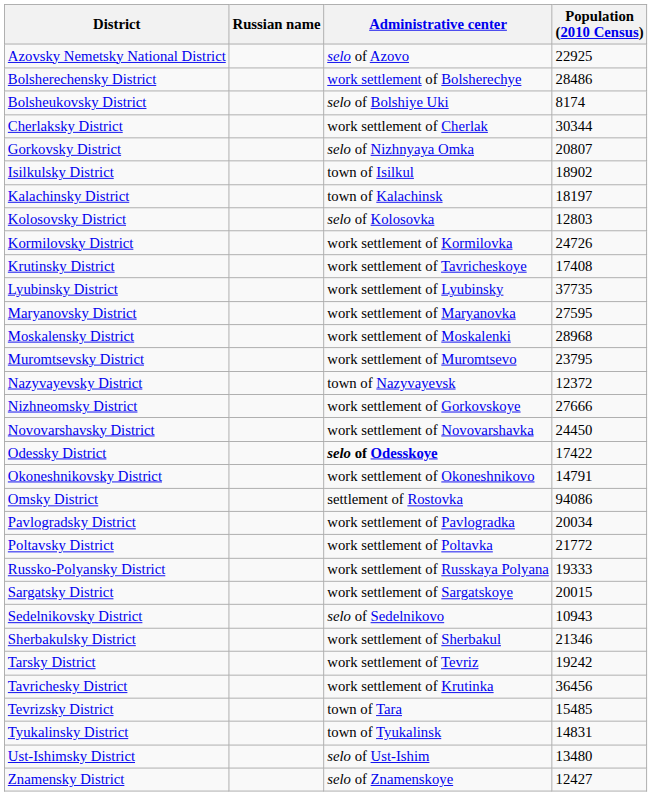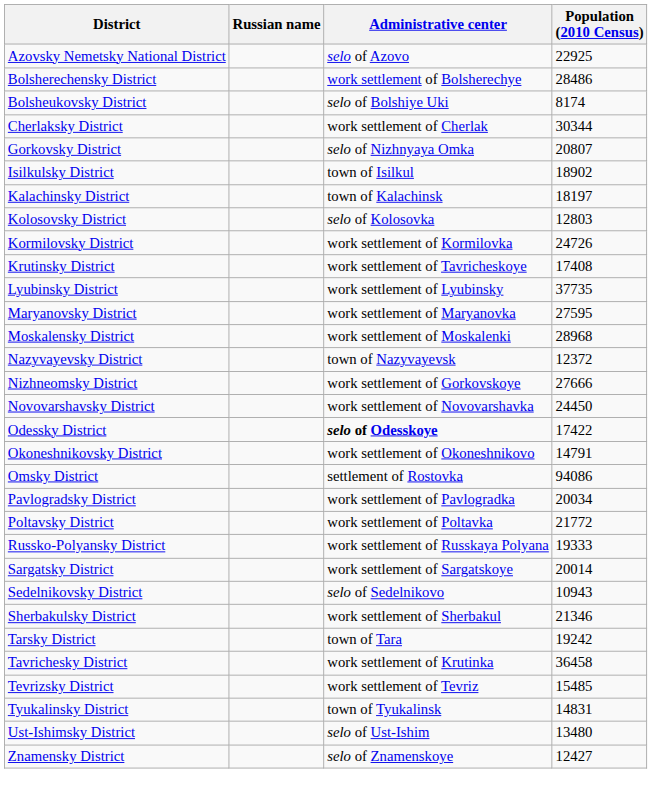- row: (76, 359)
(574, 593) 20015 -> (574, 569) 20014
(403, 663) work settlement of Tevriz -> (365, 639) town of Tara
(574, 686) 36456 -> (574, 663) 36458
(365, 709) town of Tara -> (403, 686) work settlement of Tevriz
